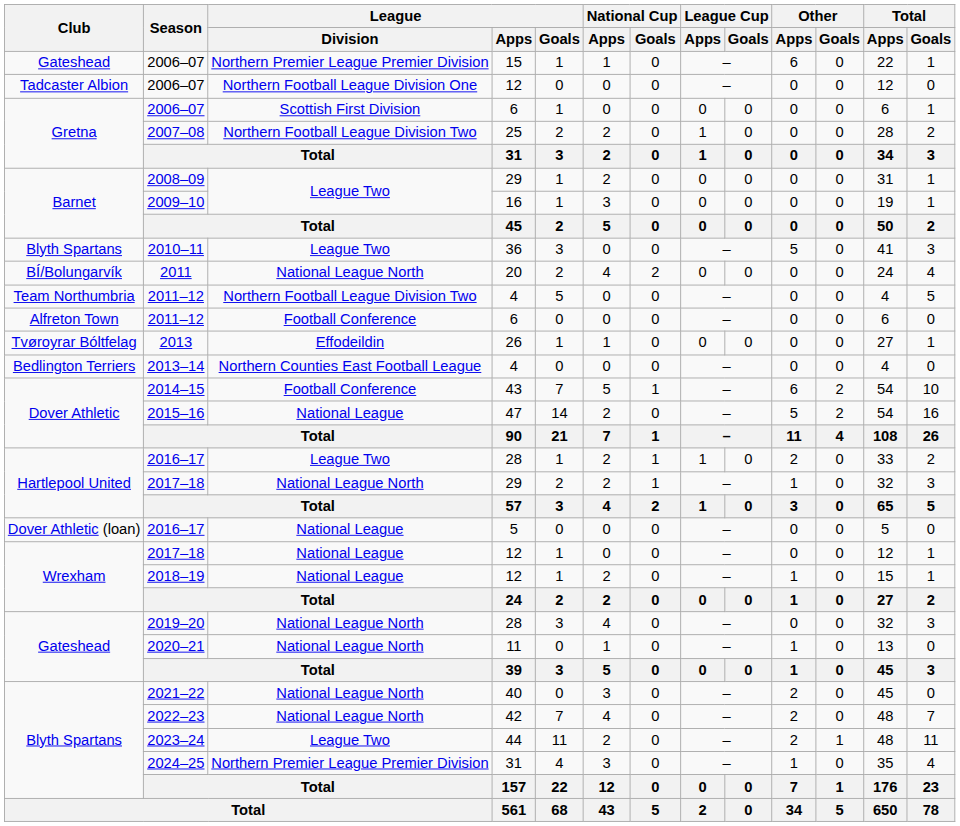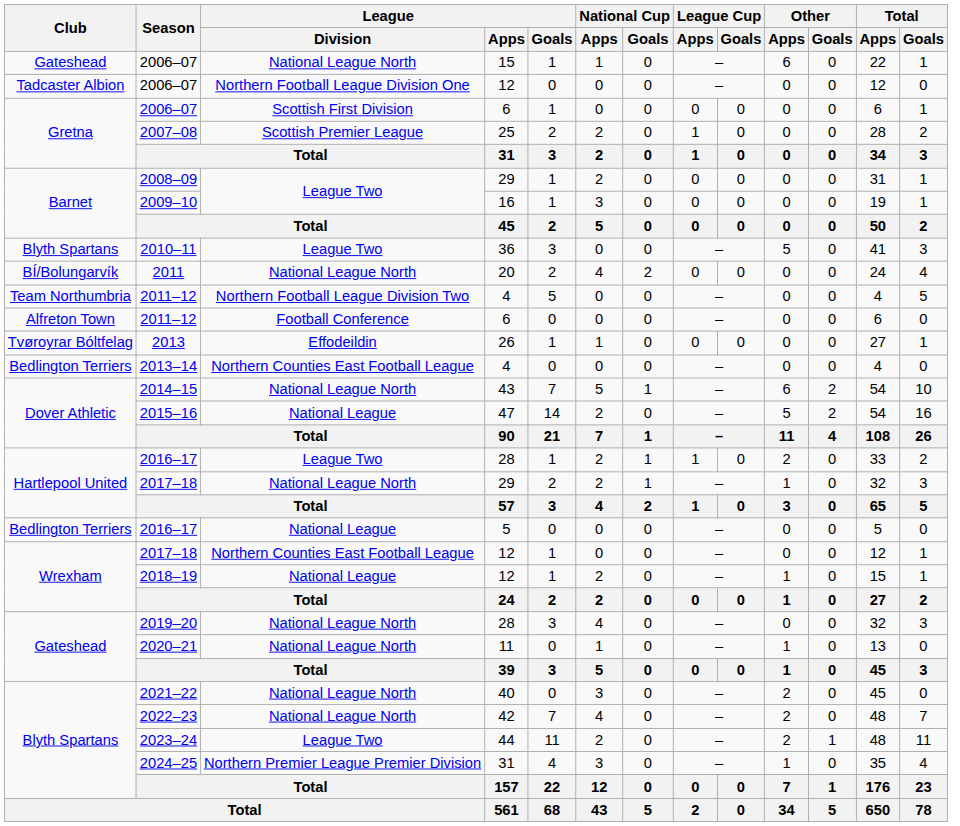(350, 62) Northern Premier League Premier Division -> (343, 62) National League North
(350, 132) Northern Football League Division Two -> (343, 132) Scottish Premier League
(350, 389) Football Conference -> (343, 389) National League North
(74, 529) Dover Athletic (loan) -> (70, 529) Bedlington Terriers
(350, 553) National League -> (343, 553) Northern Counties East Football League
